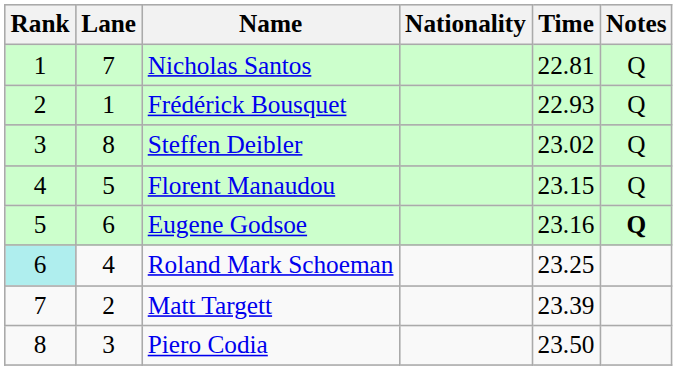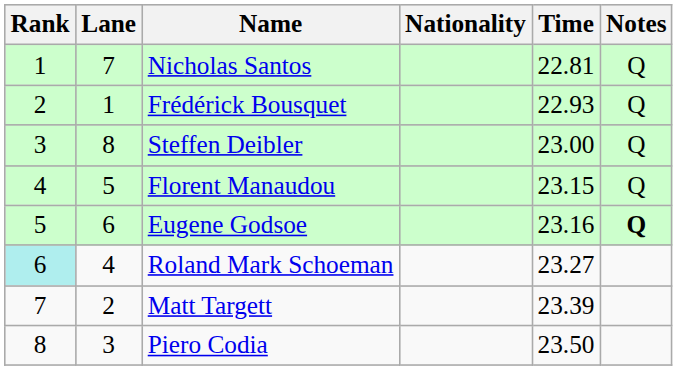(566, 144) 23.02 -> (566, 144) 23.00
(566, 265) 23.25 -> (566, 265) 23.27
